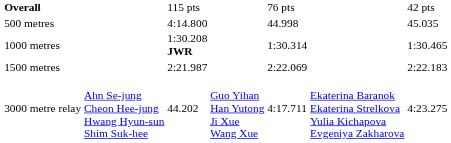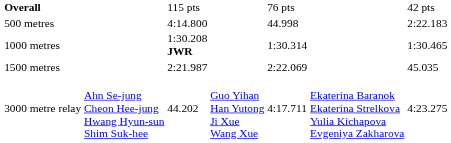(423, 23) 45.035 -> (427, 23) 2:22.183
(427, 67) 2:22.183 -> (423, 67) 45.035
